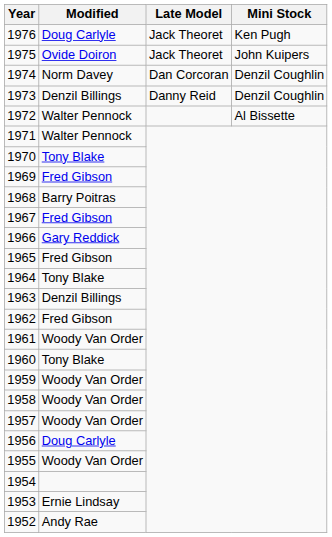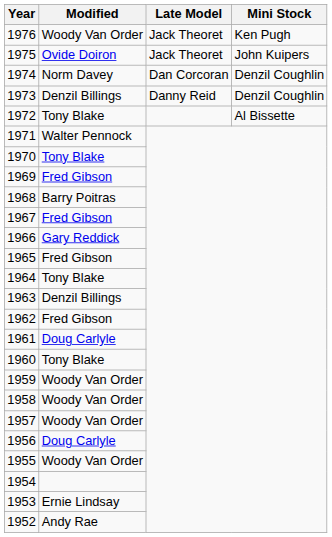(79, 34) Doug Carlyle -> (92, 34) Woody Van Order
(87, 116) Walter Pennock -> (73, 116) Tony Blake
(92, 339) Woody Van Order -> (79, 339) Doug Carlyle
